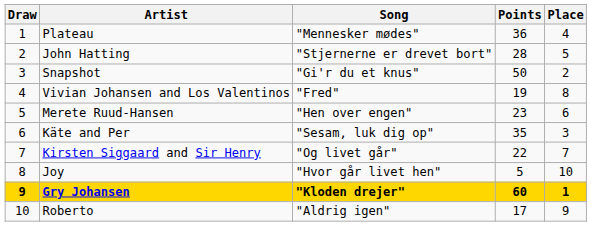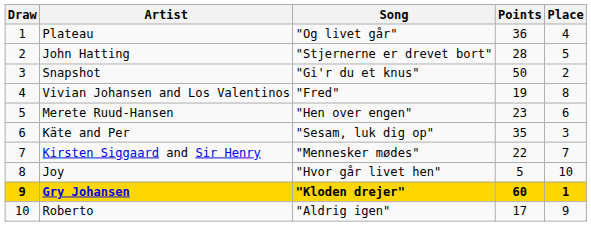(358, 34) "Mennesker mødes" -> (347, 34) "Og livet går"
(347, 152) "Og livet går" -> (358, 152) "Mennesker mødes"
